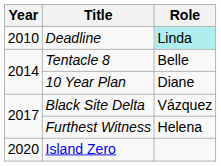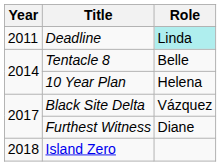(23, 37) 2010 -> (23, 37) 2011
(176, 82) Diane -> (180, 82) Helena
(180, 127) Helena -> (176, 127) Diane
(23, 149) 2020 -> (23, 149) 2018
